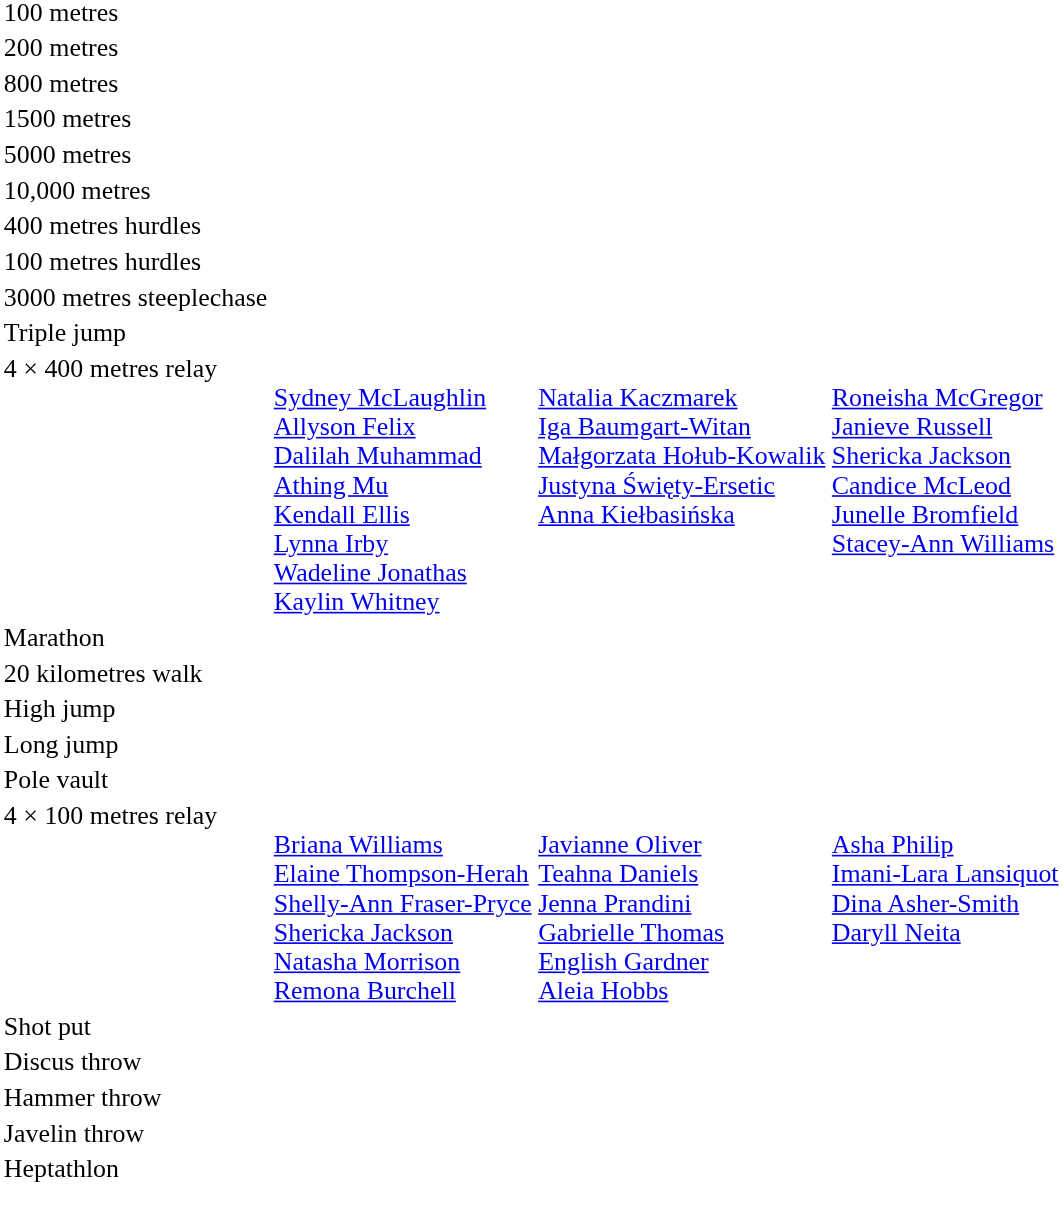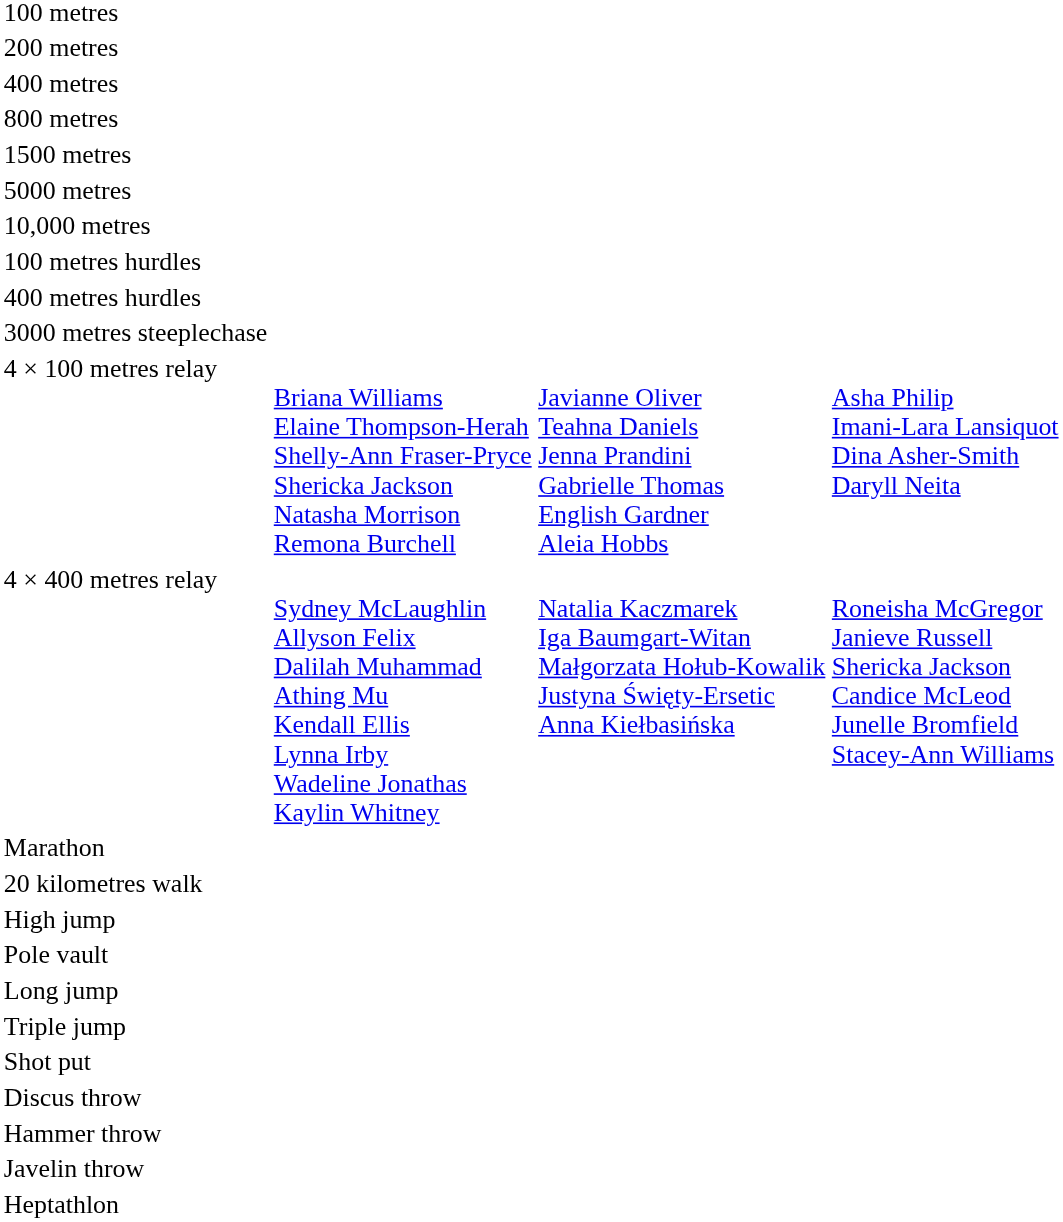+ row: (61, 83)
rows swapped: (102, 261) <-> (102, 225)
rows swapped: (111, 815) <-> (65, 332)
rows swapped: (56, 780) <-> (61, 744)
